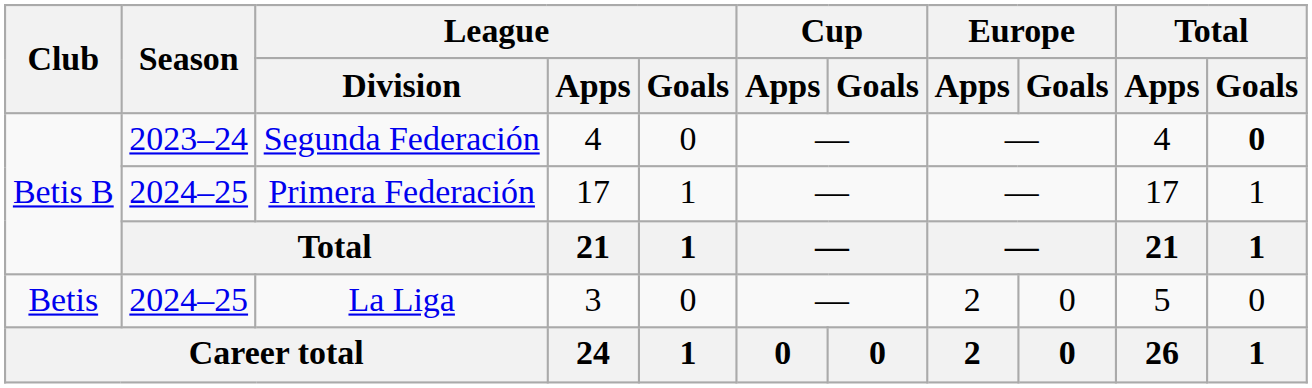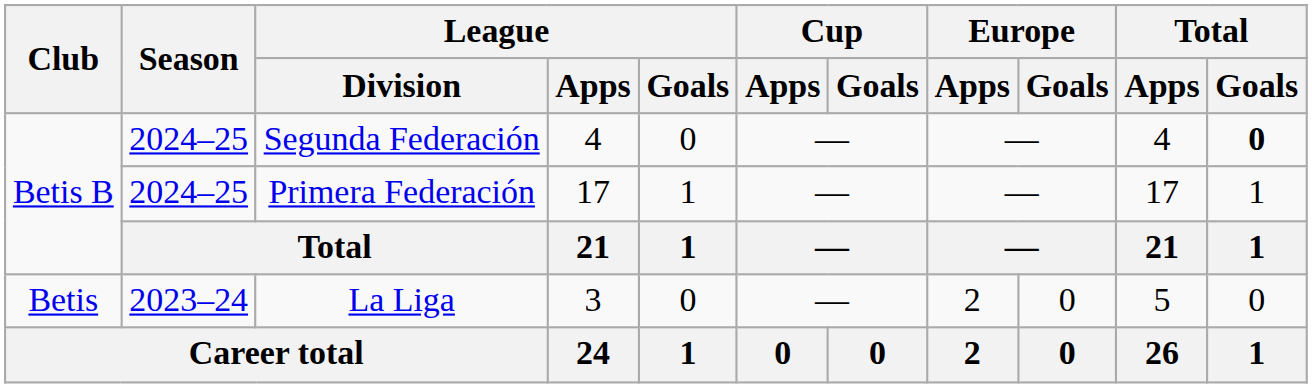(189, 138) 2023–24 -> (189, 138) 2024–25
(189, 300) 2024–25 -> (189, 300) 2023–24
